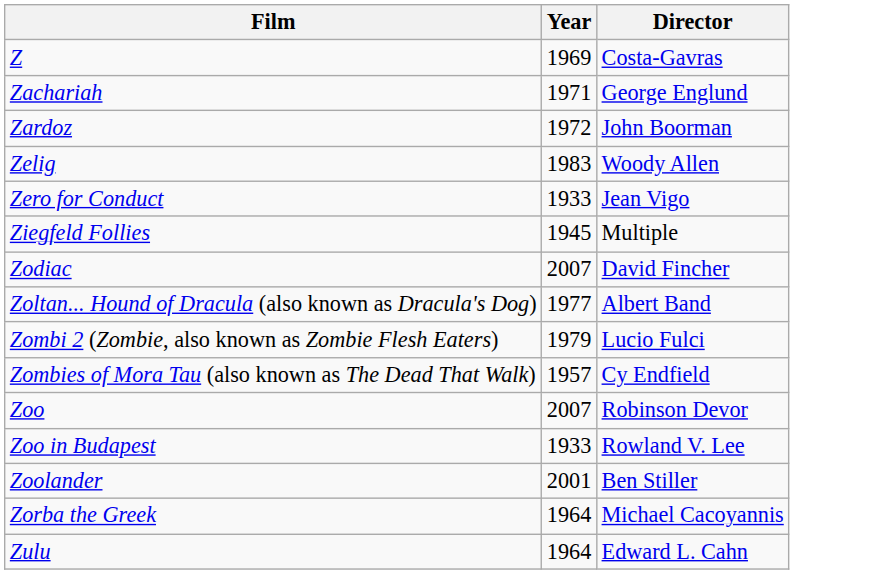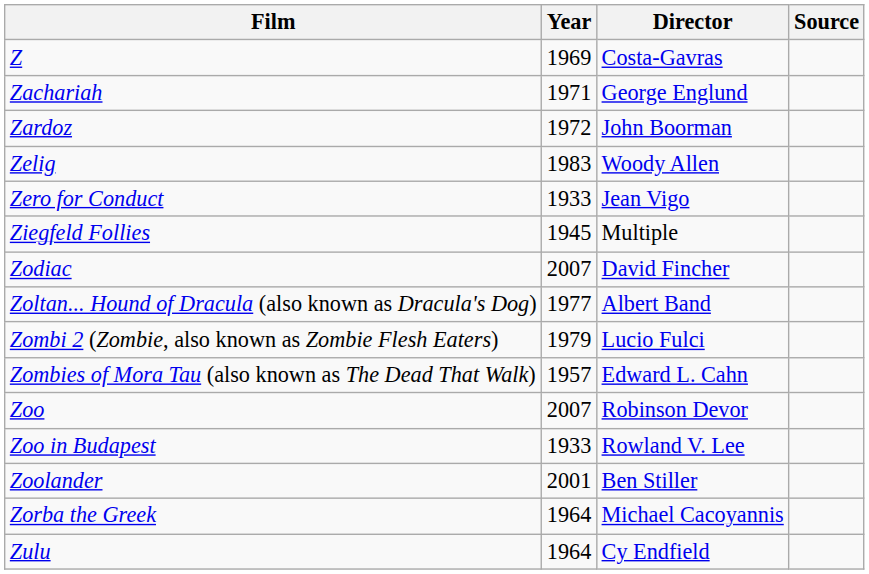+ column: (827, 22)
(656, 374) Cy Endfield -> (675, 374) Edward L. Cahn
(675, 551) Edward L. Cahn -> (656, 551) Cy Endfield
